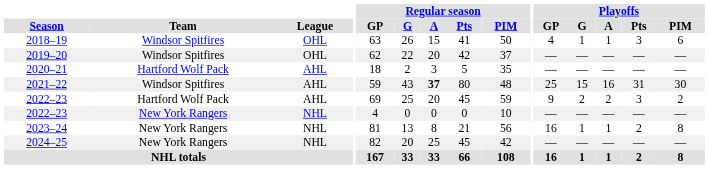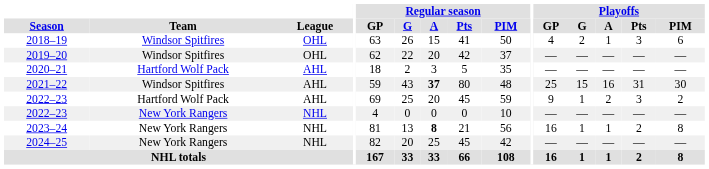(582, 40) 1 -> (582, 40) 2
(582, 99) 2 -> (582, 99) 1
(434, 128) normal -> (434, 128) bold
